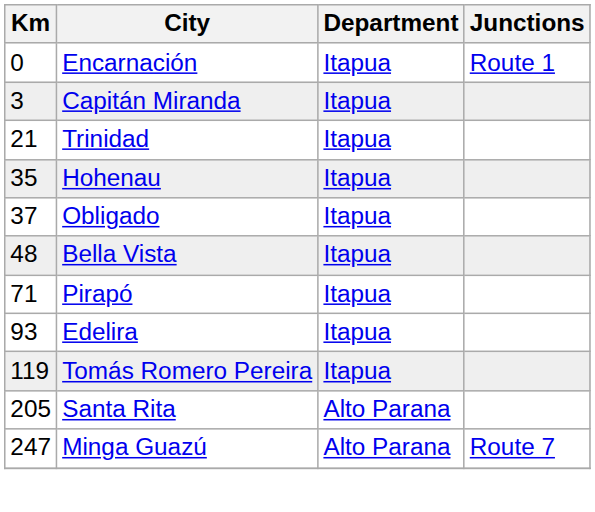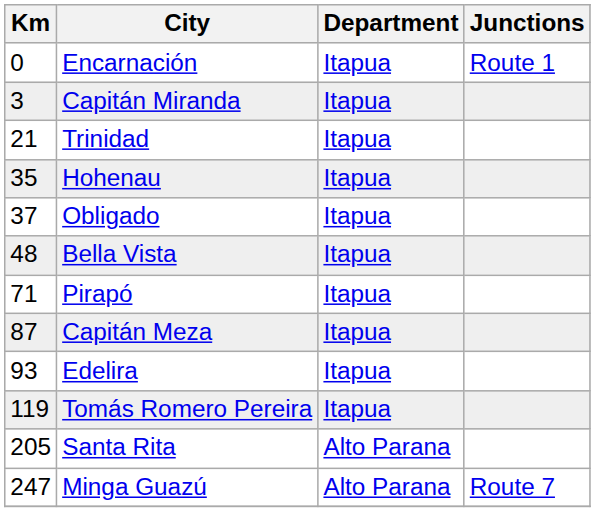+ row: (137, 332)
